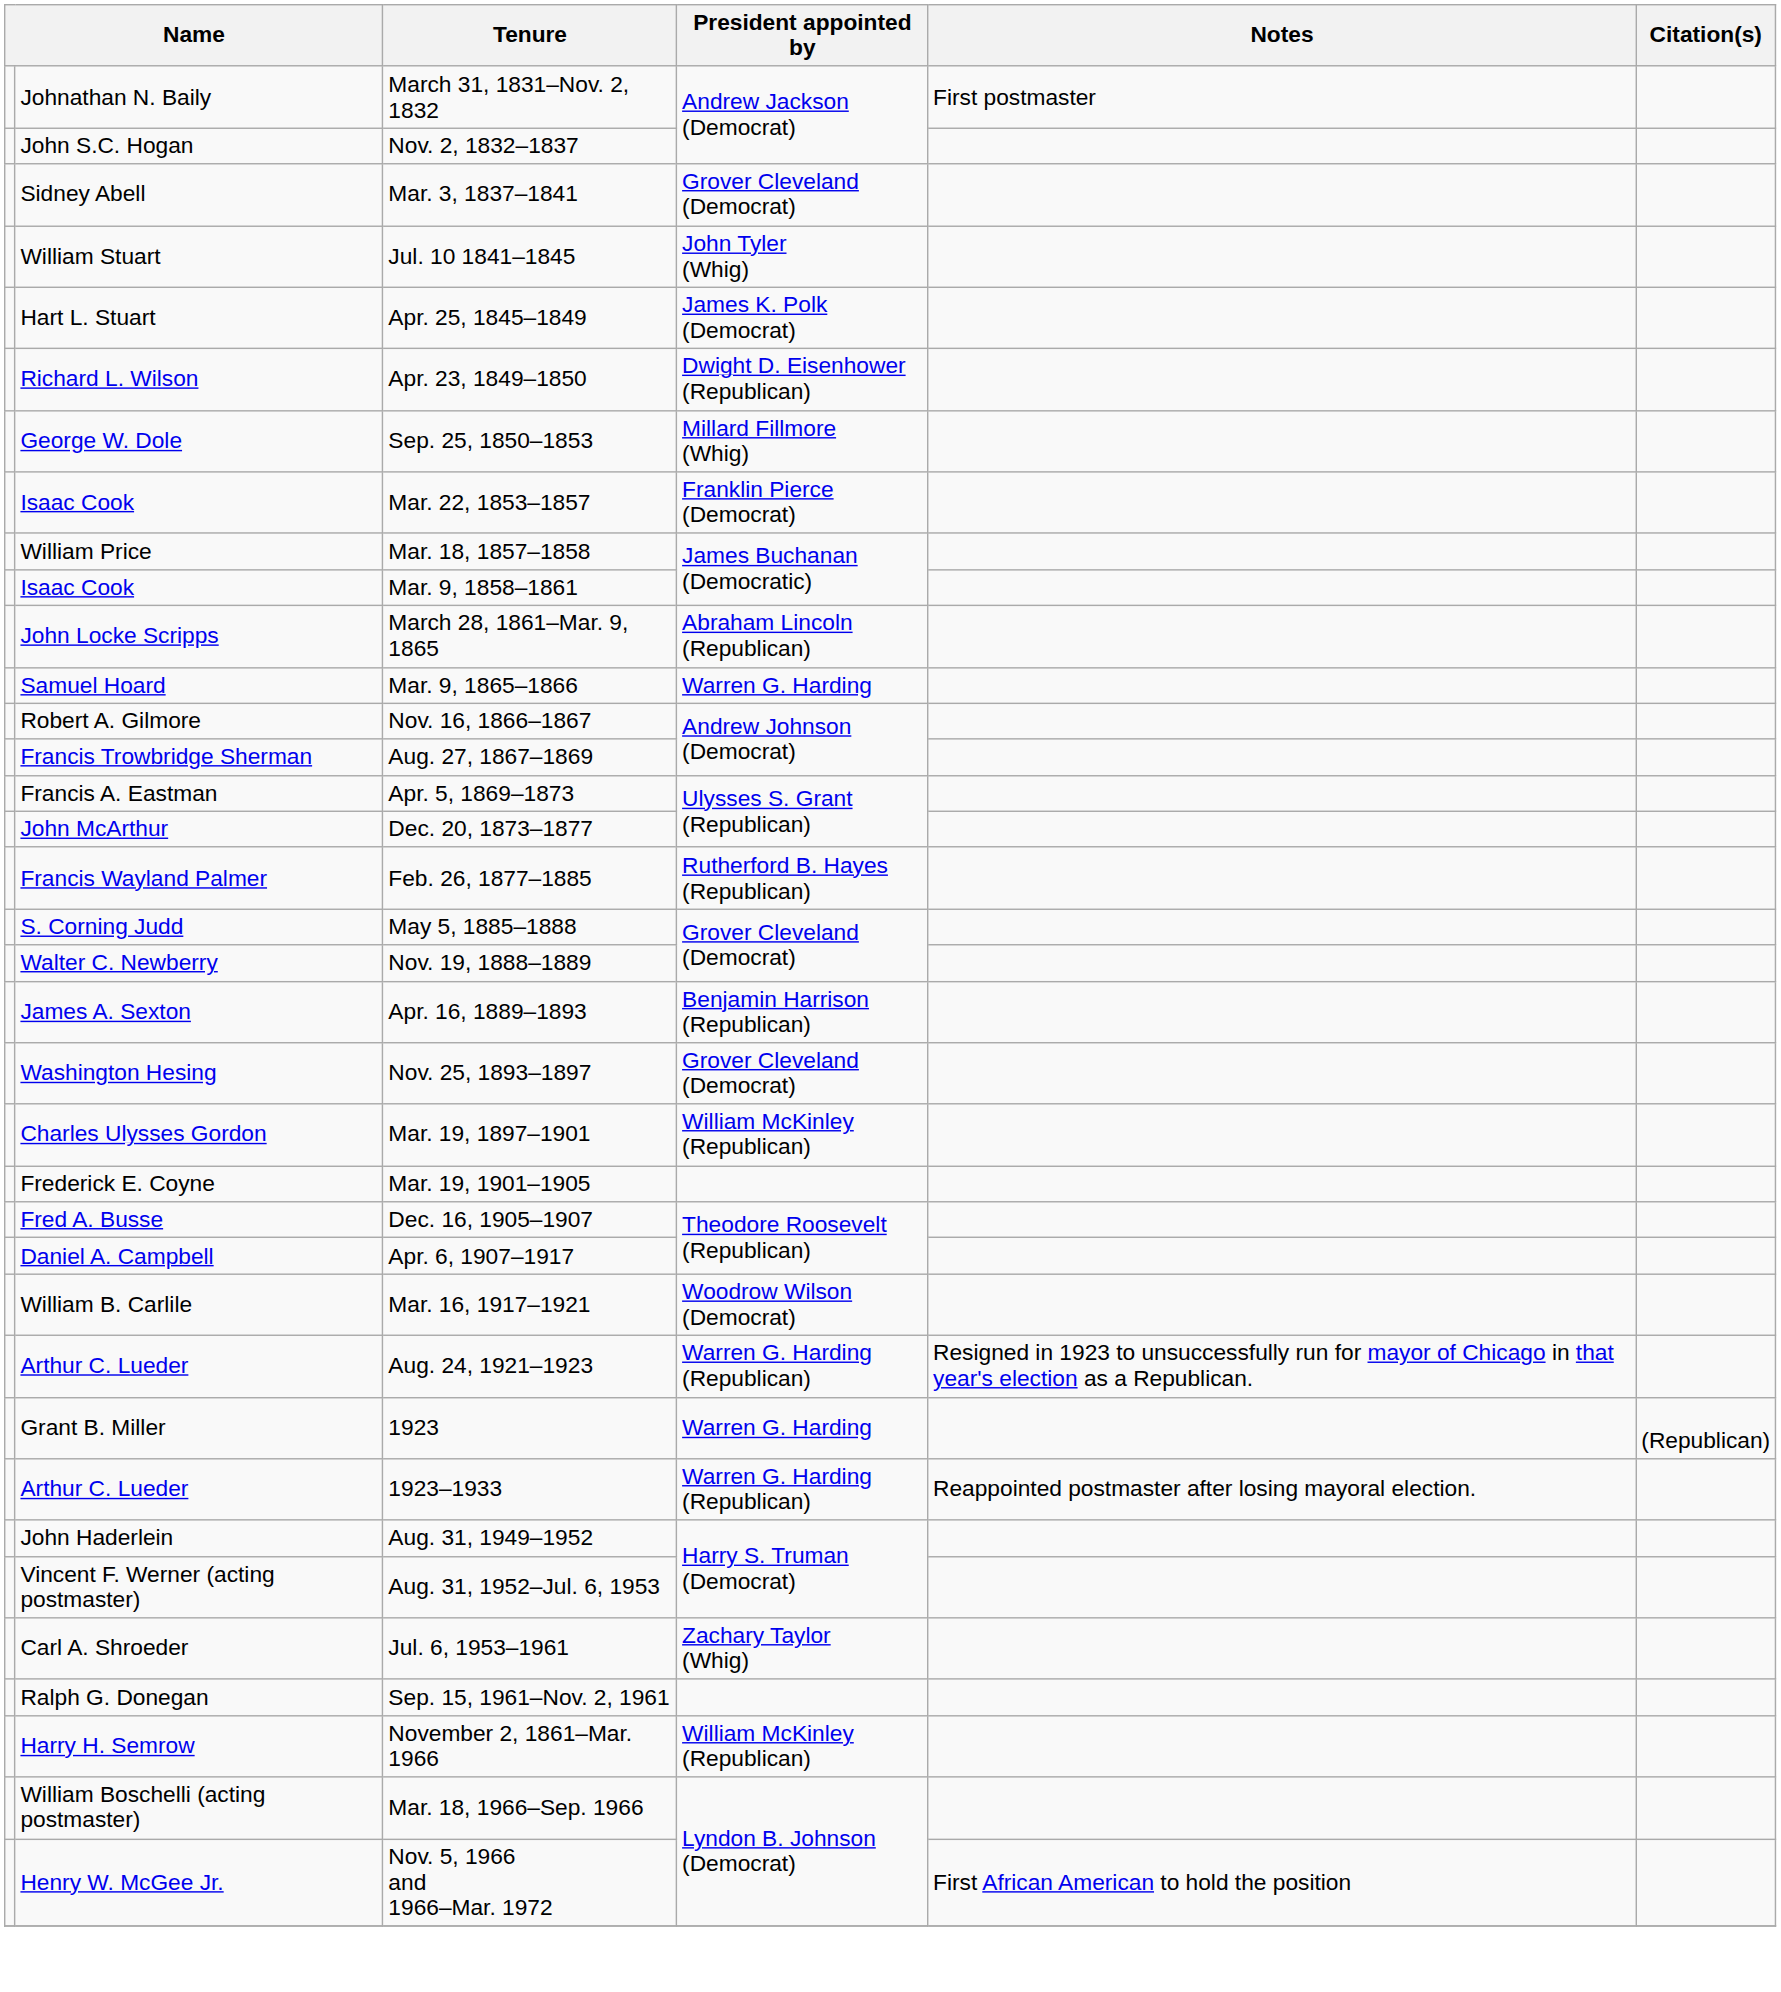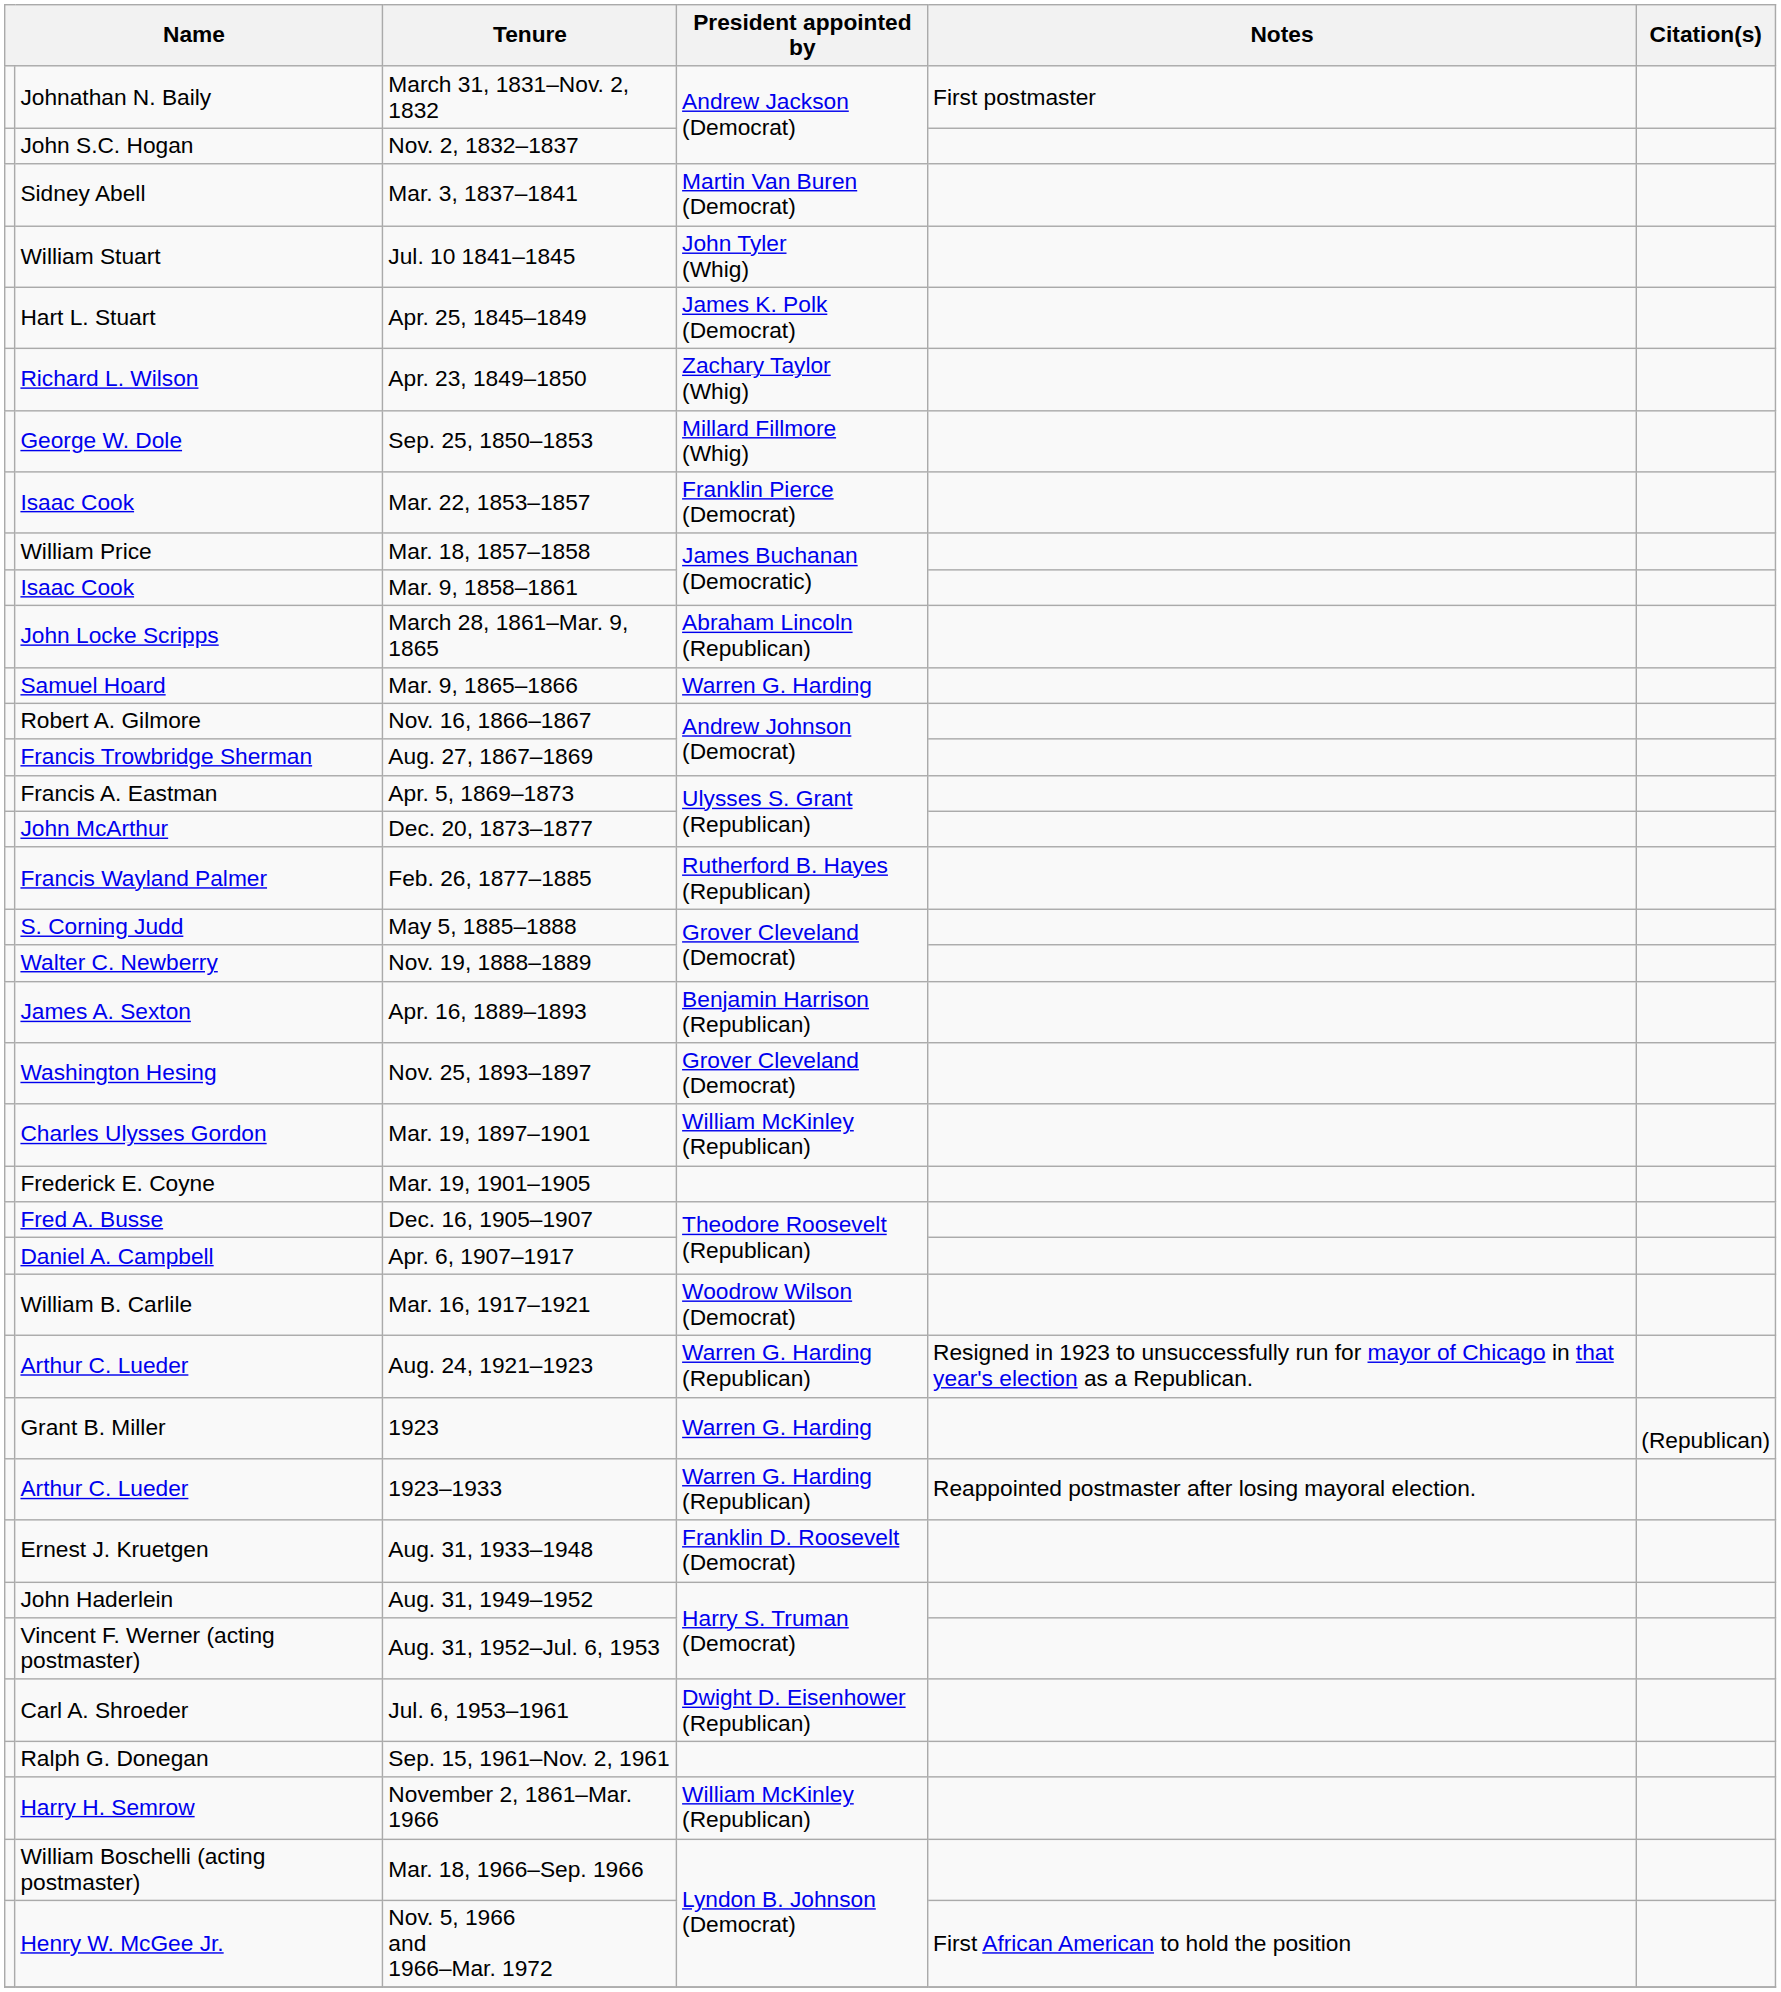(770, 194) Grover Cleveland (Democrat) -> (770, 194) Martin Van Buren (Democrat)
(794, 379) Dwight D. Eisenhower (Republican) -> (756, 379) Zachary Taylor (Whig)
+ row: (491, 1550)
(756, 1648) Zachary Taylor (Whig) -> (794, 1710) Dwight D. Eisenhower (Republican)
